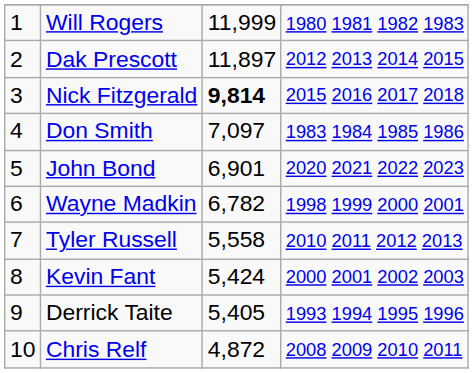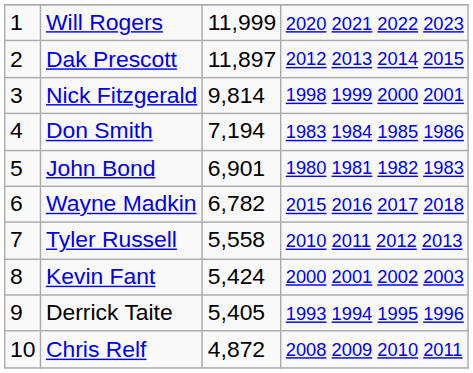(375, 23) 1980 1981 1982 1983 -> (375, 23) 2020 2021 2022 2023
(236, 95) bold -> (236, 95) normal
(375, 95) 2015 2016 2017 2018 -> (375, 95) 1998 1999 2000 2001
(236, 131) 7,097 -> (236, 131) 7,194
(375, 168) 2020 2021 2022 2023 -> (375, 168) 1980 1981 1982 1983
(375, 204) 1998 1999 2000 2001 -> (375, 204) 2015 2016 2017 2018
